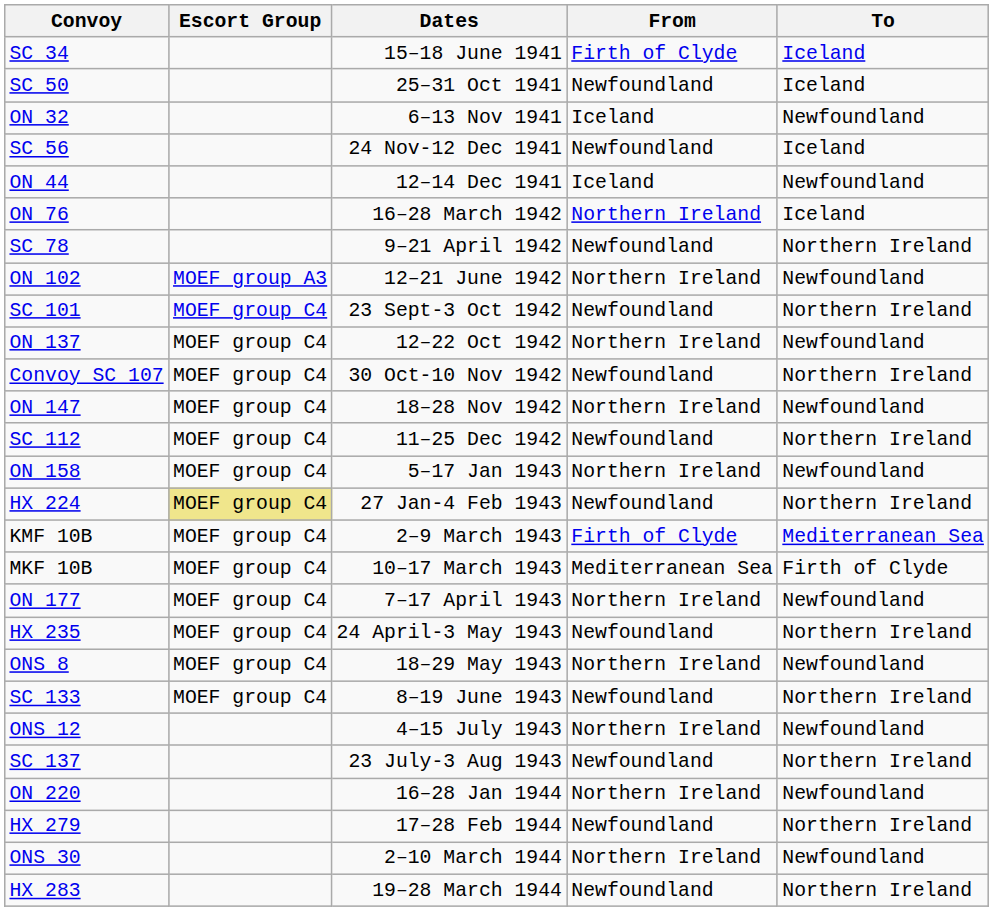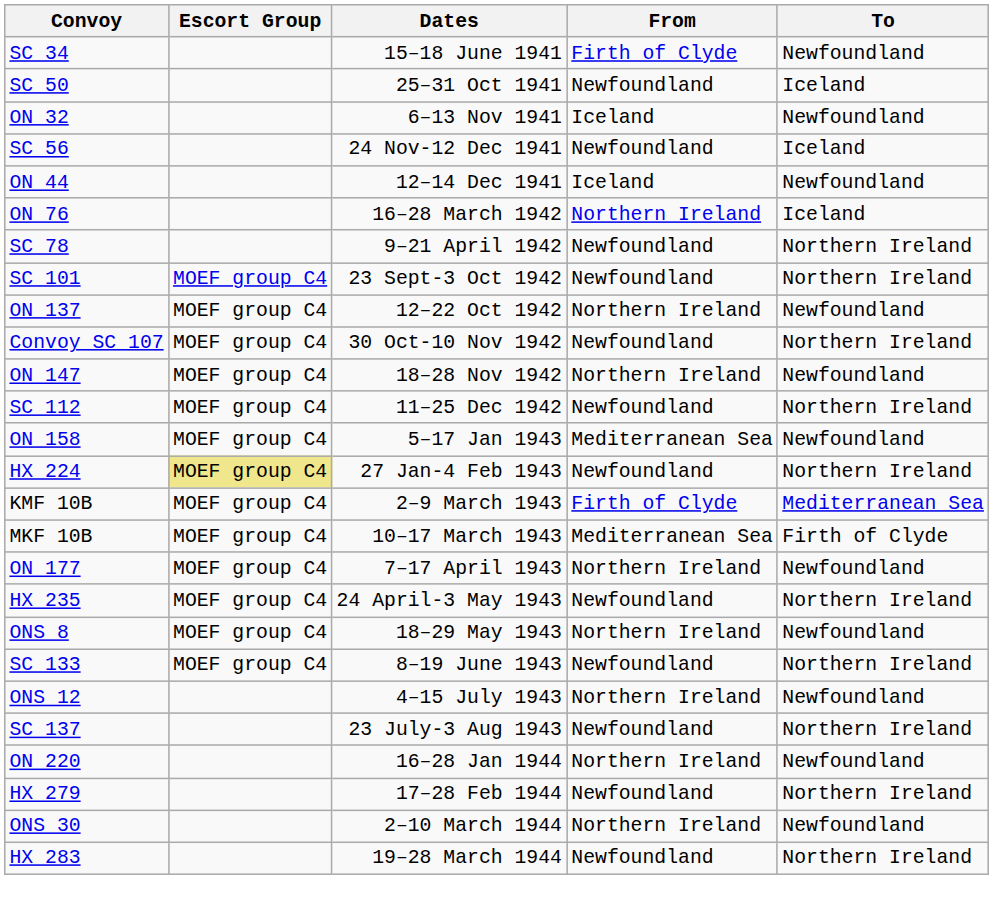(824, 53) Iceland -> (853, 53) Newfoundland
- row: (45, 279)
(666, 472) Northern Ireland -> (672, 440) Mediterranean Sea
